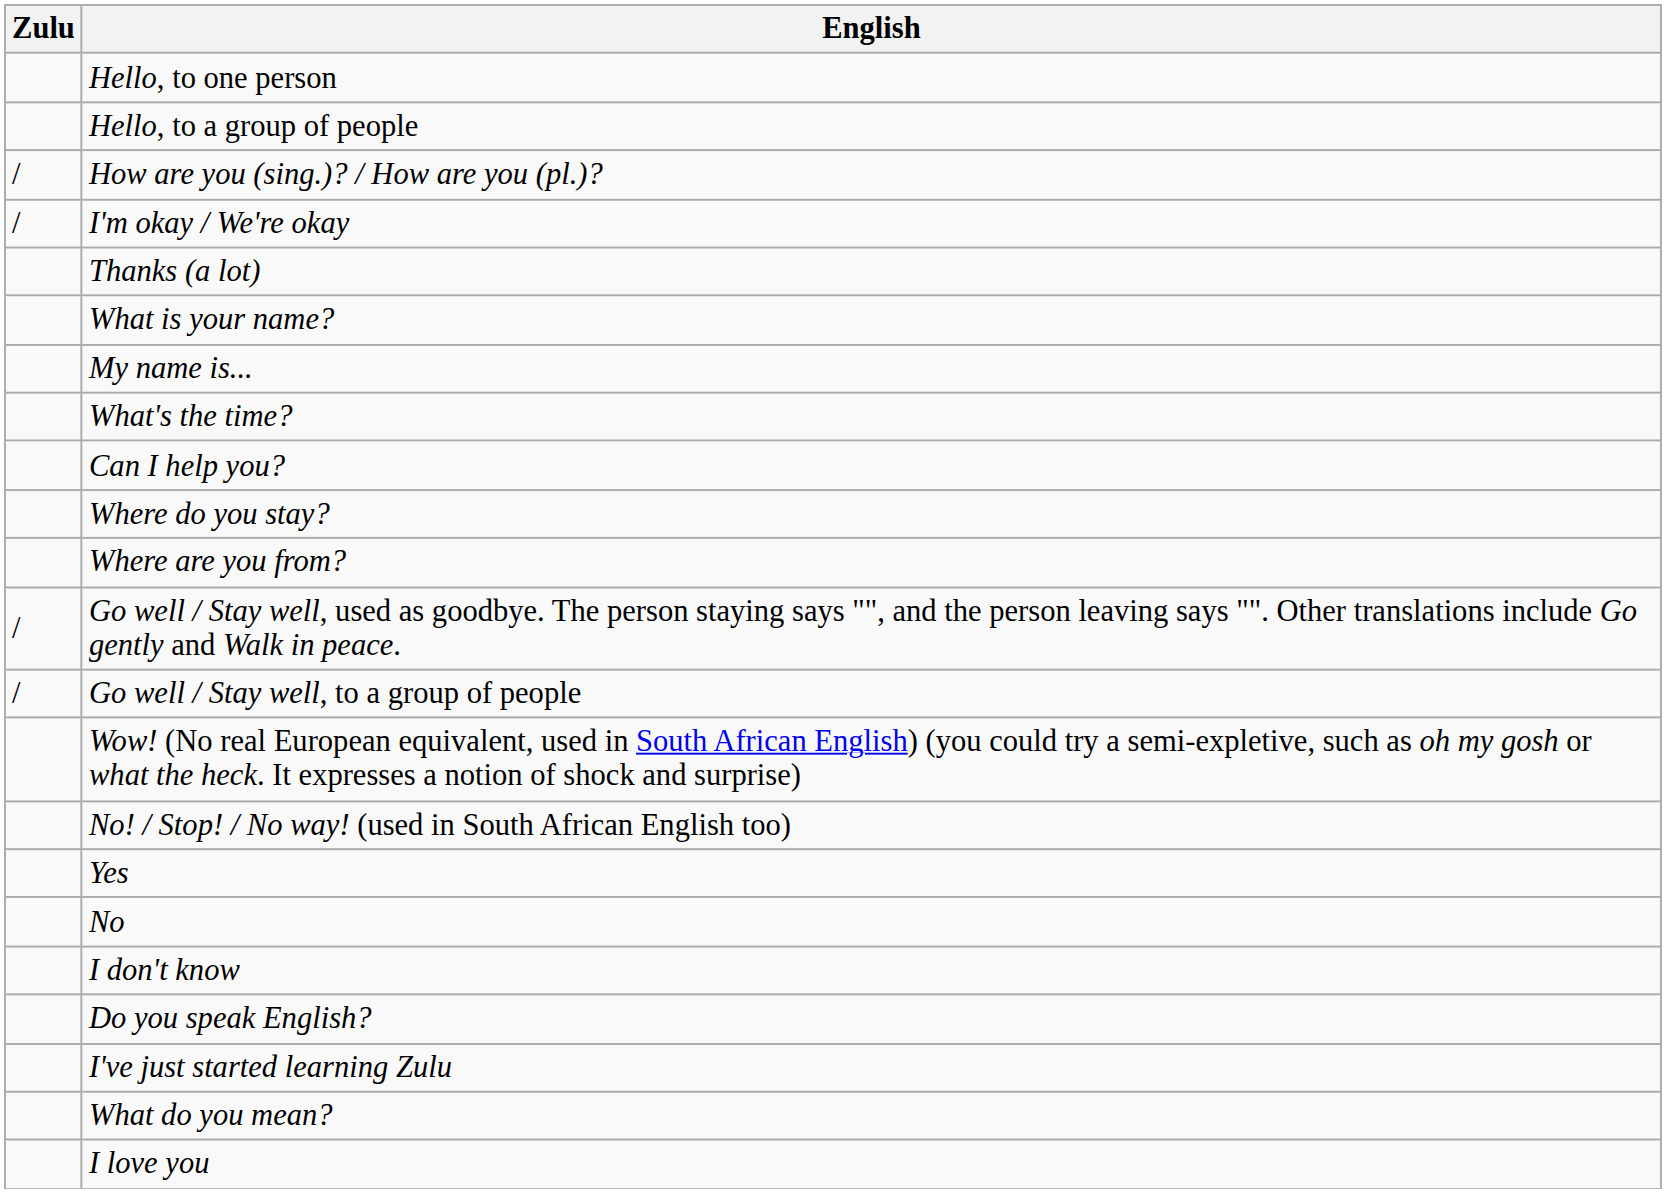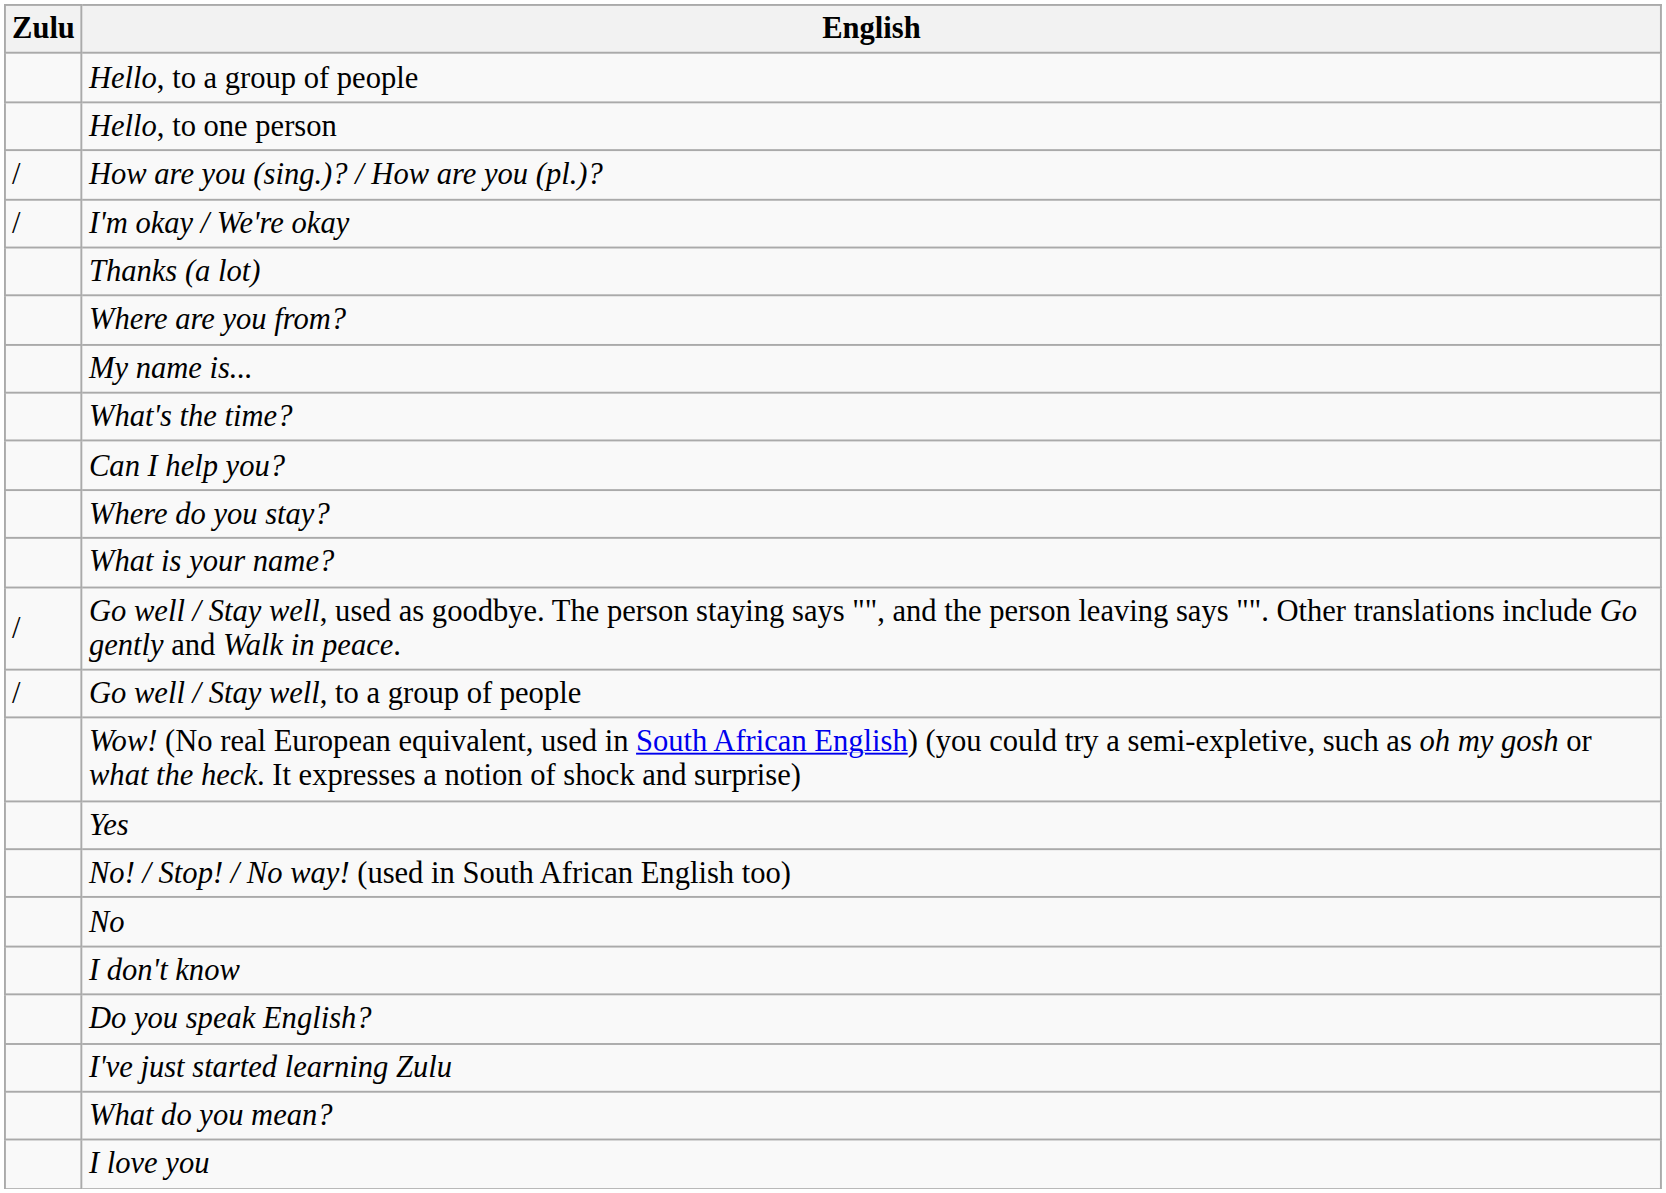rows swapped: (213, 77) <-> (254, 125)
rows swapped: (212, 319) <-> (218, 561)
rows swapped: (440, 824) <-> (109, 872)
